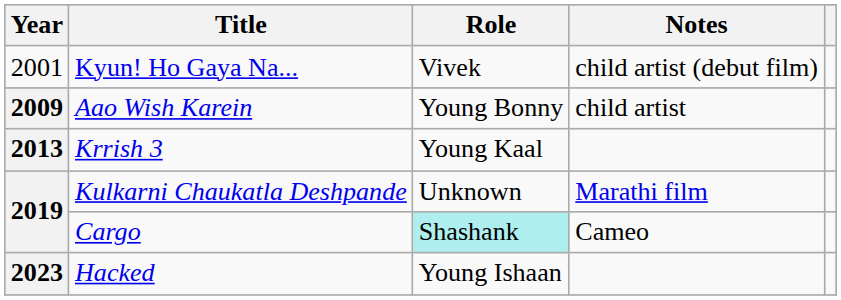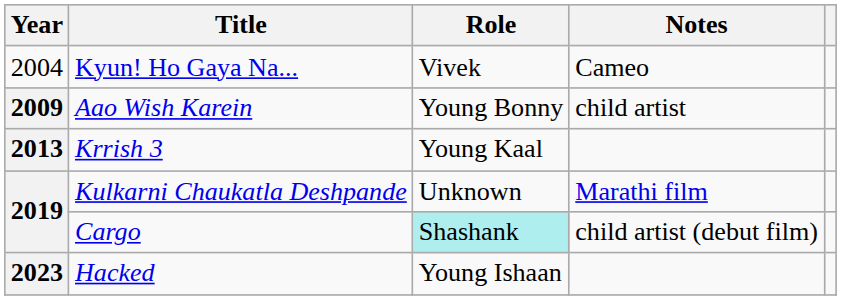(37, 66) 2001 -> (37, 66) 2004
(697, 66) child artist (debut film) -> (612, 66) Cameo
(612, 231) Cameo -> (697, 231) child artist (debut film)
